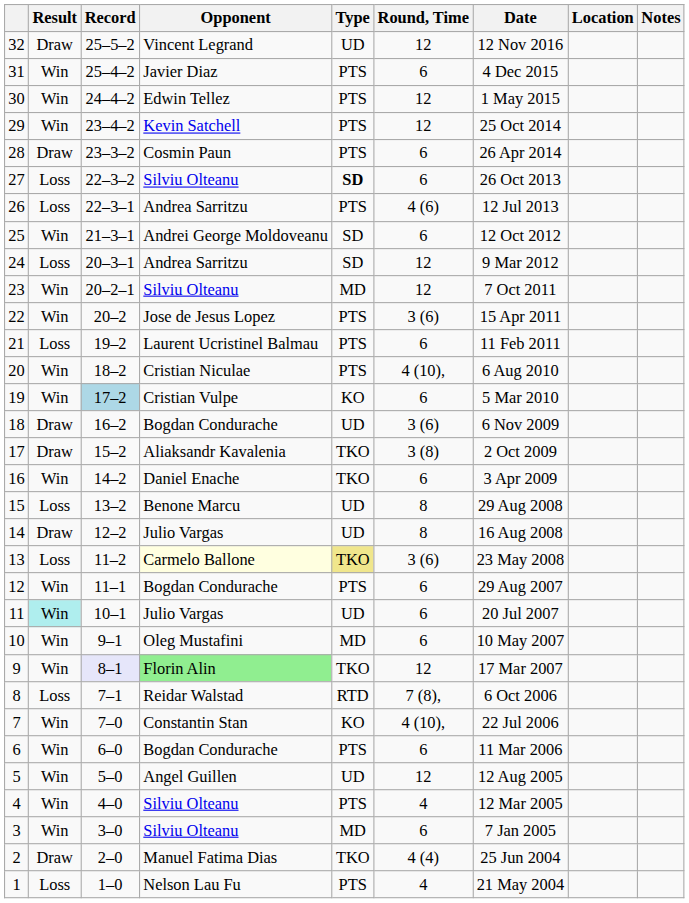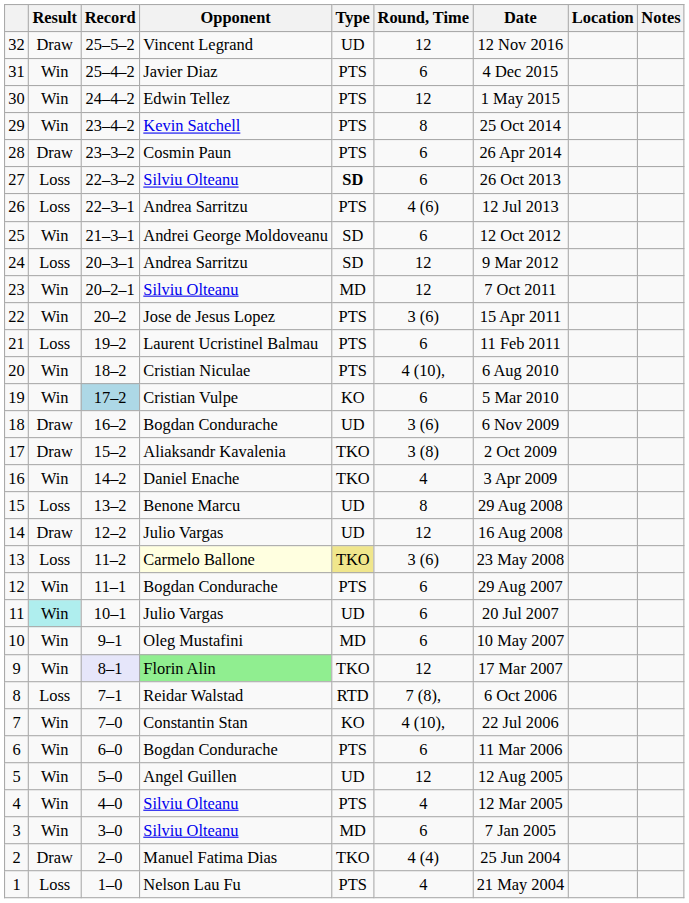(423, 126) 12 -> (423, 126) 8
(423, 478) 6 -> (423, 478) 4
(423, 532) 8 -> (423, 532) 12
